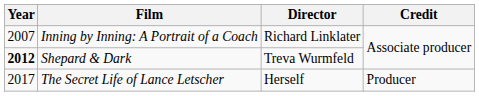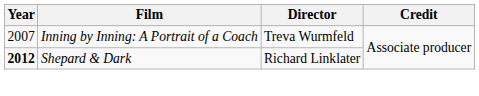(312, 36) Richard Linklater -> (309, 36) Treva Wurmfeld
(309, 58) Treva Wurmfeld -> (312, 58) Richard Linklater
- row: (132, 79)
